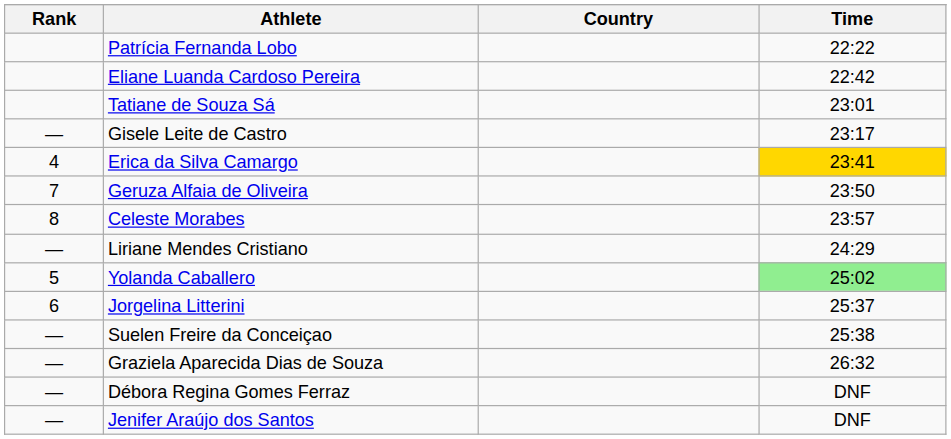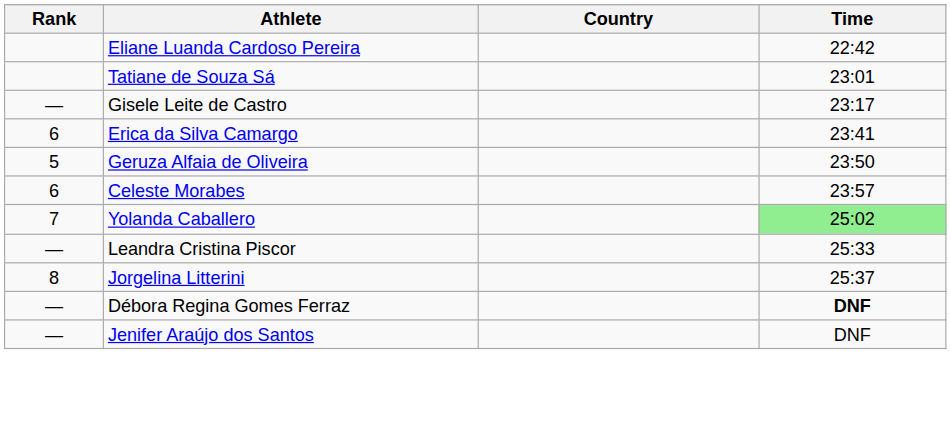- row: (202, 48)
(54, 162) 4 -> (54, 134) 6
(852, 162) gold background -> (852, 134) no background
(54, 191) 7 -> (54, 162) 5
(54, 220) 8 -> (54, 191) 6
- row: (208, 248)
(54, 277) 5 -> (54, 220) 7
+ row: (202, 248)
(54, 305) 6 -> (54, 277) 8
- row: (220, 334)
- row: (246, 363)
(852, 391) normal -> (852, 305) bold
